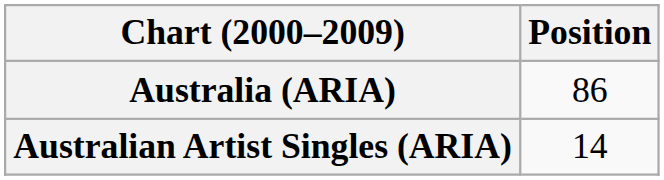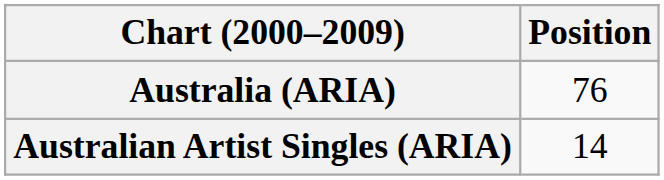(590, 89) 86 -> (590, 89) 76
